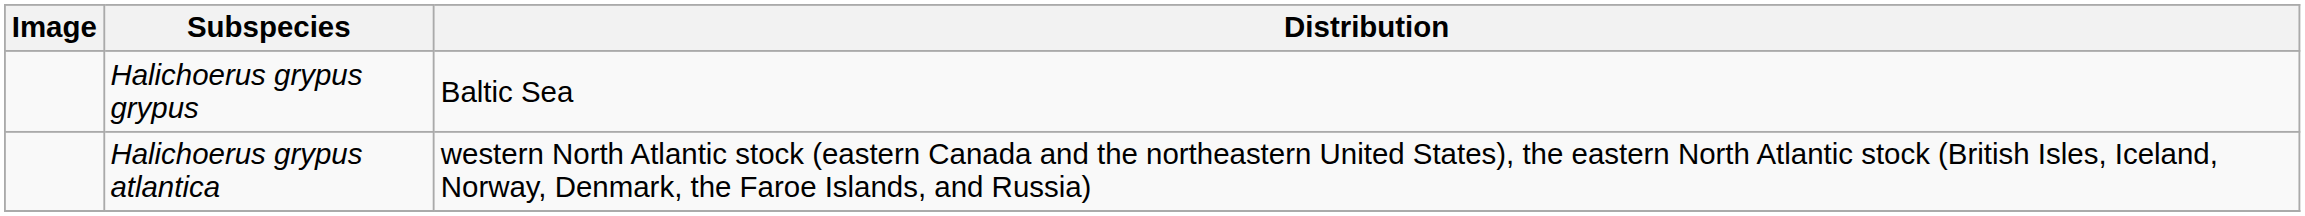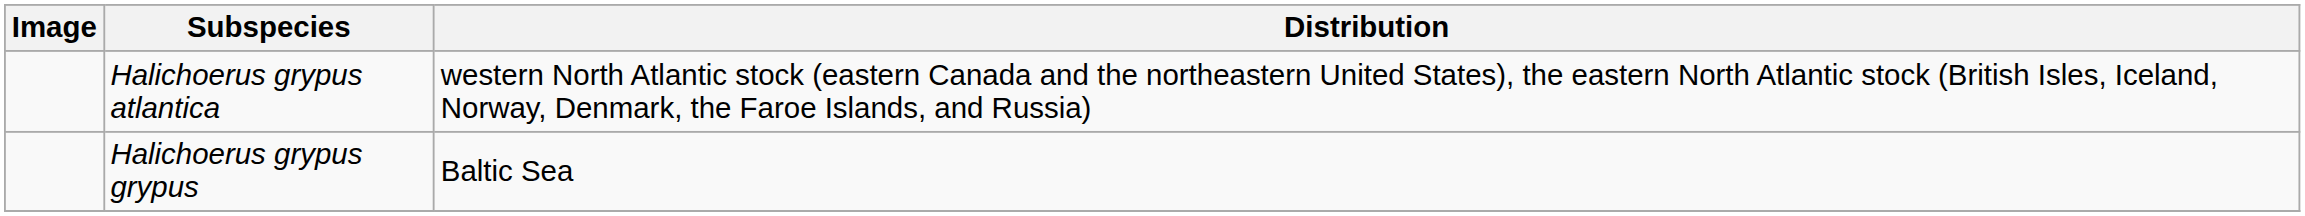rows swapped: (236, 91) <-> (236, 170)
